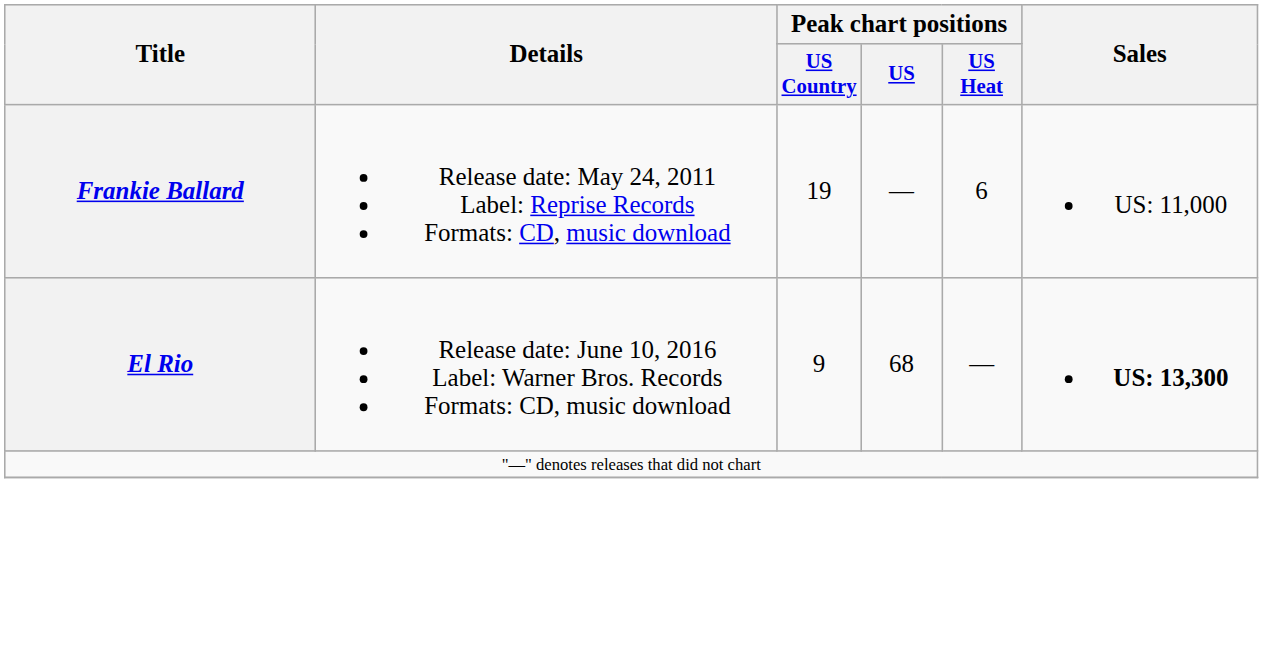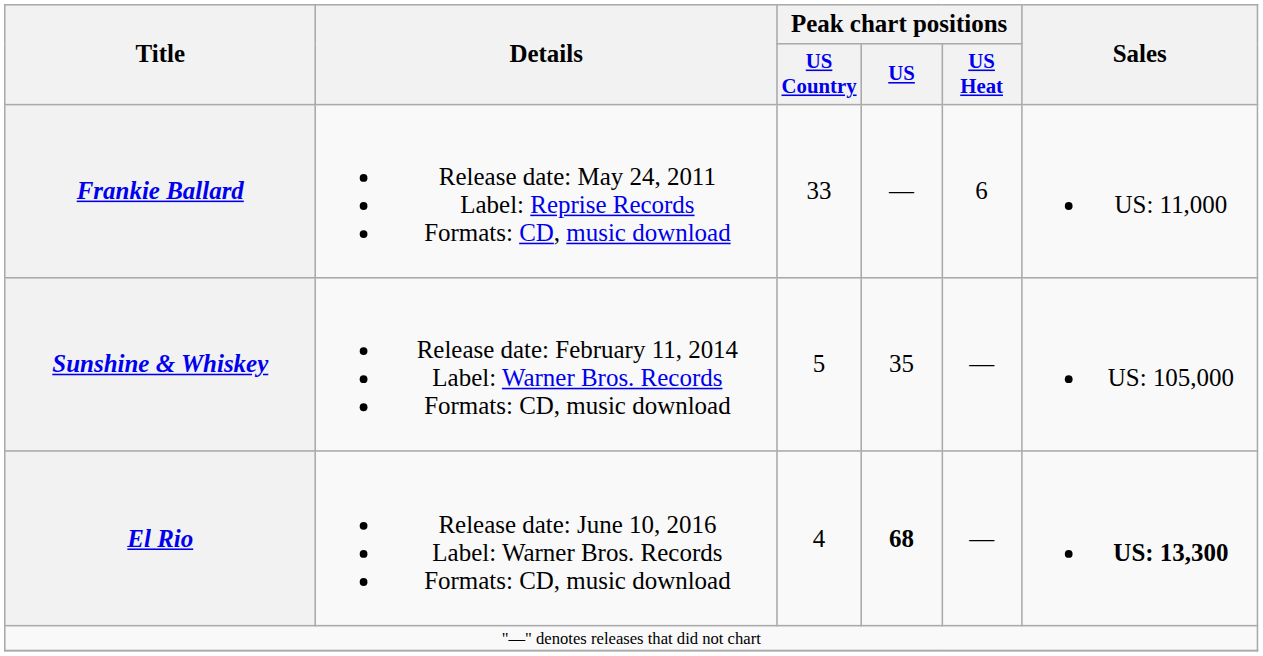(819, 190) 19 -> (819, 190) 33
+ row: (160, 364)
(819, 364) 9 -> (819, 538) 4
(902, 364) normal -> (902, 538) bold
